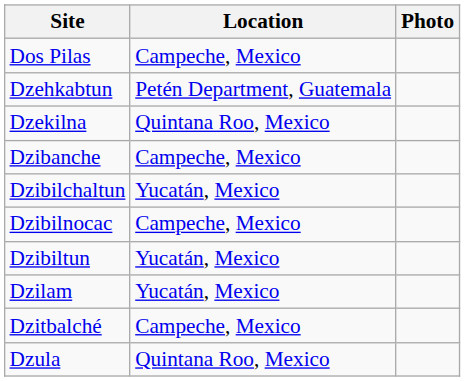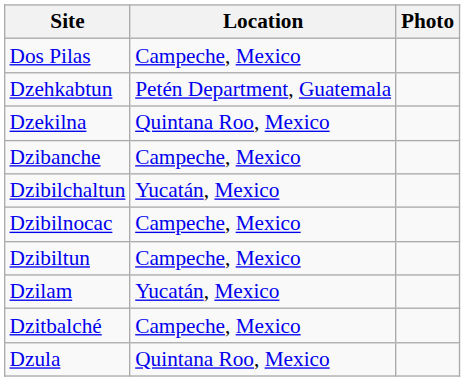(207, 257) Yucatán, Mexico -> (218, 257) Campeche, Mexico
